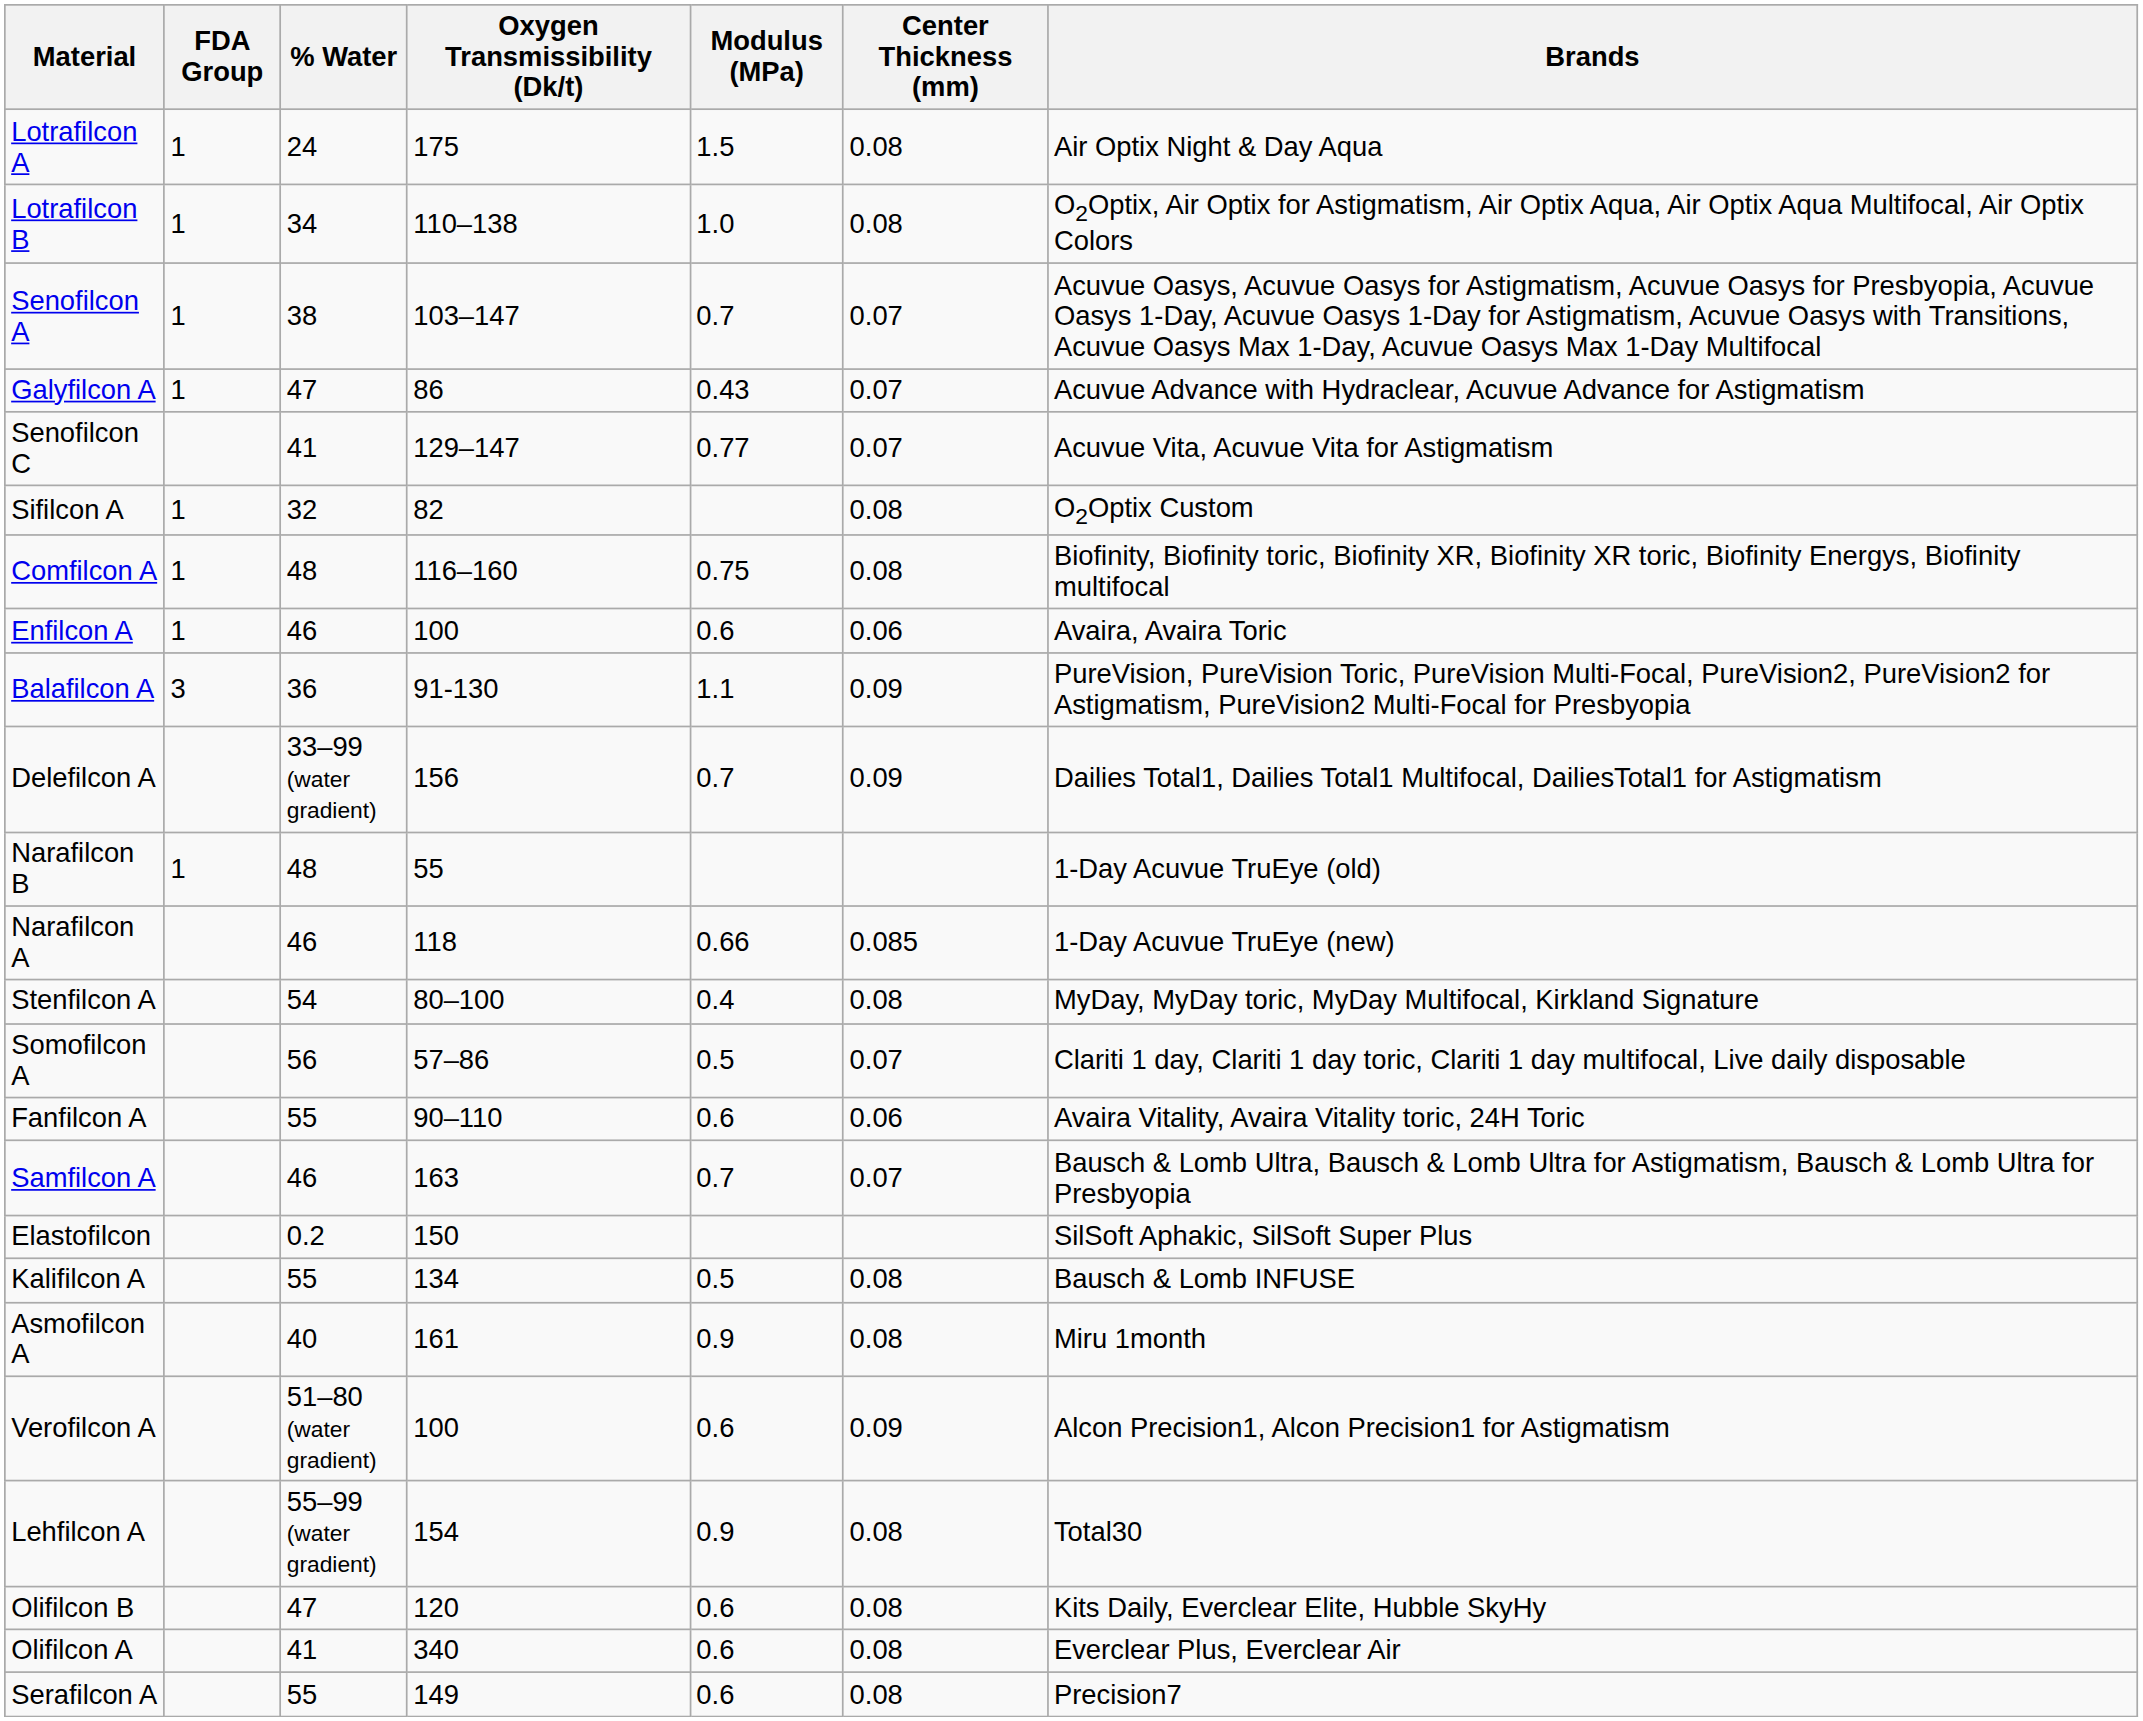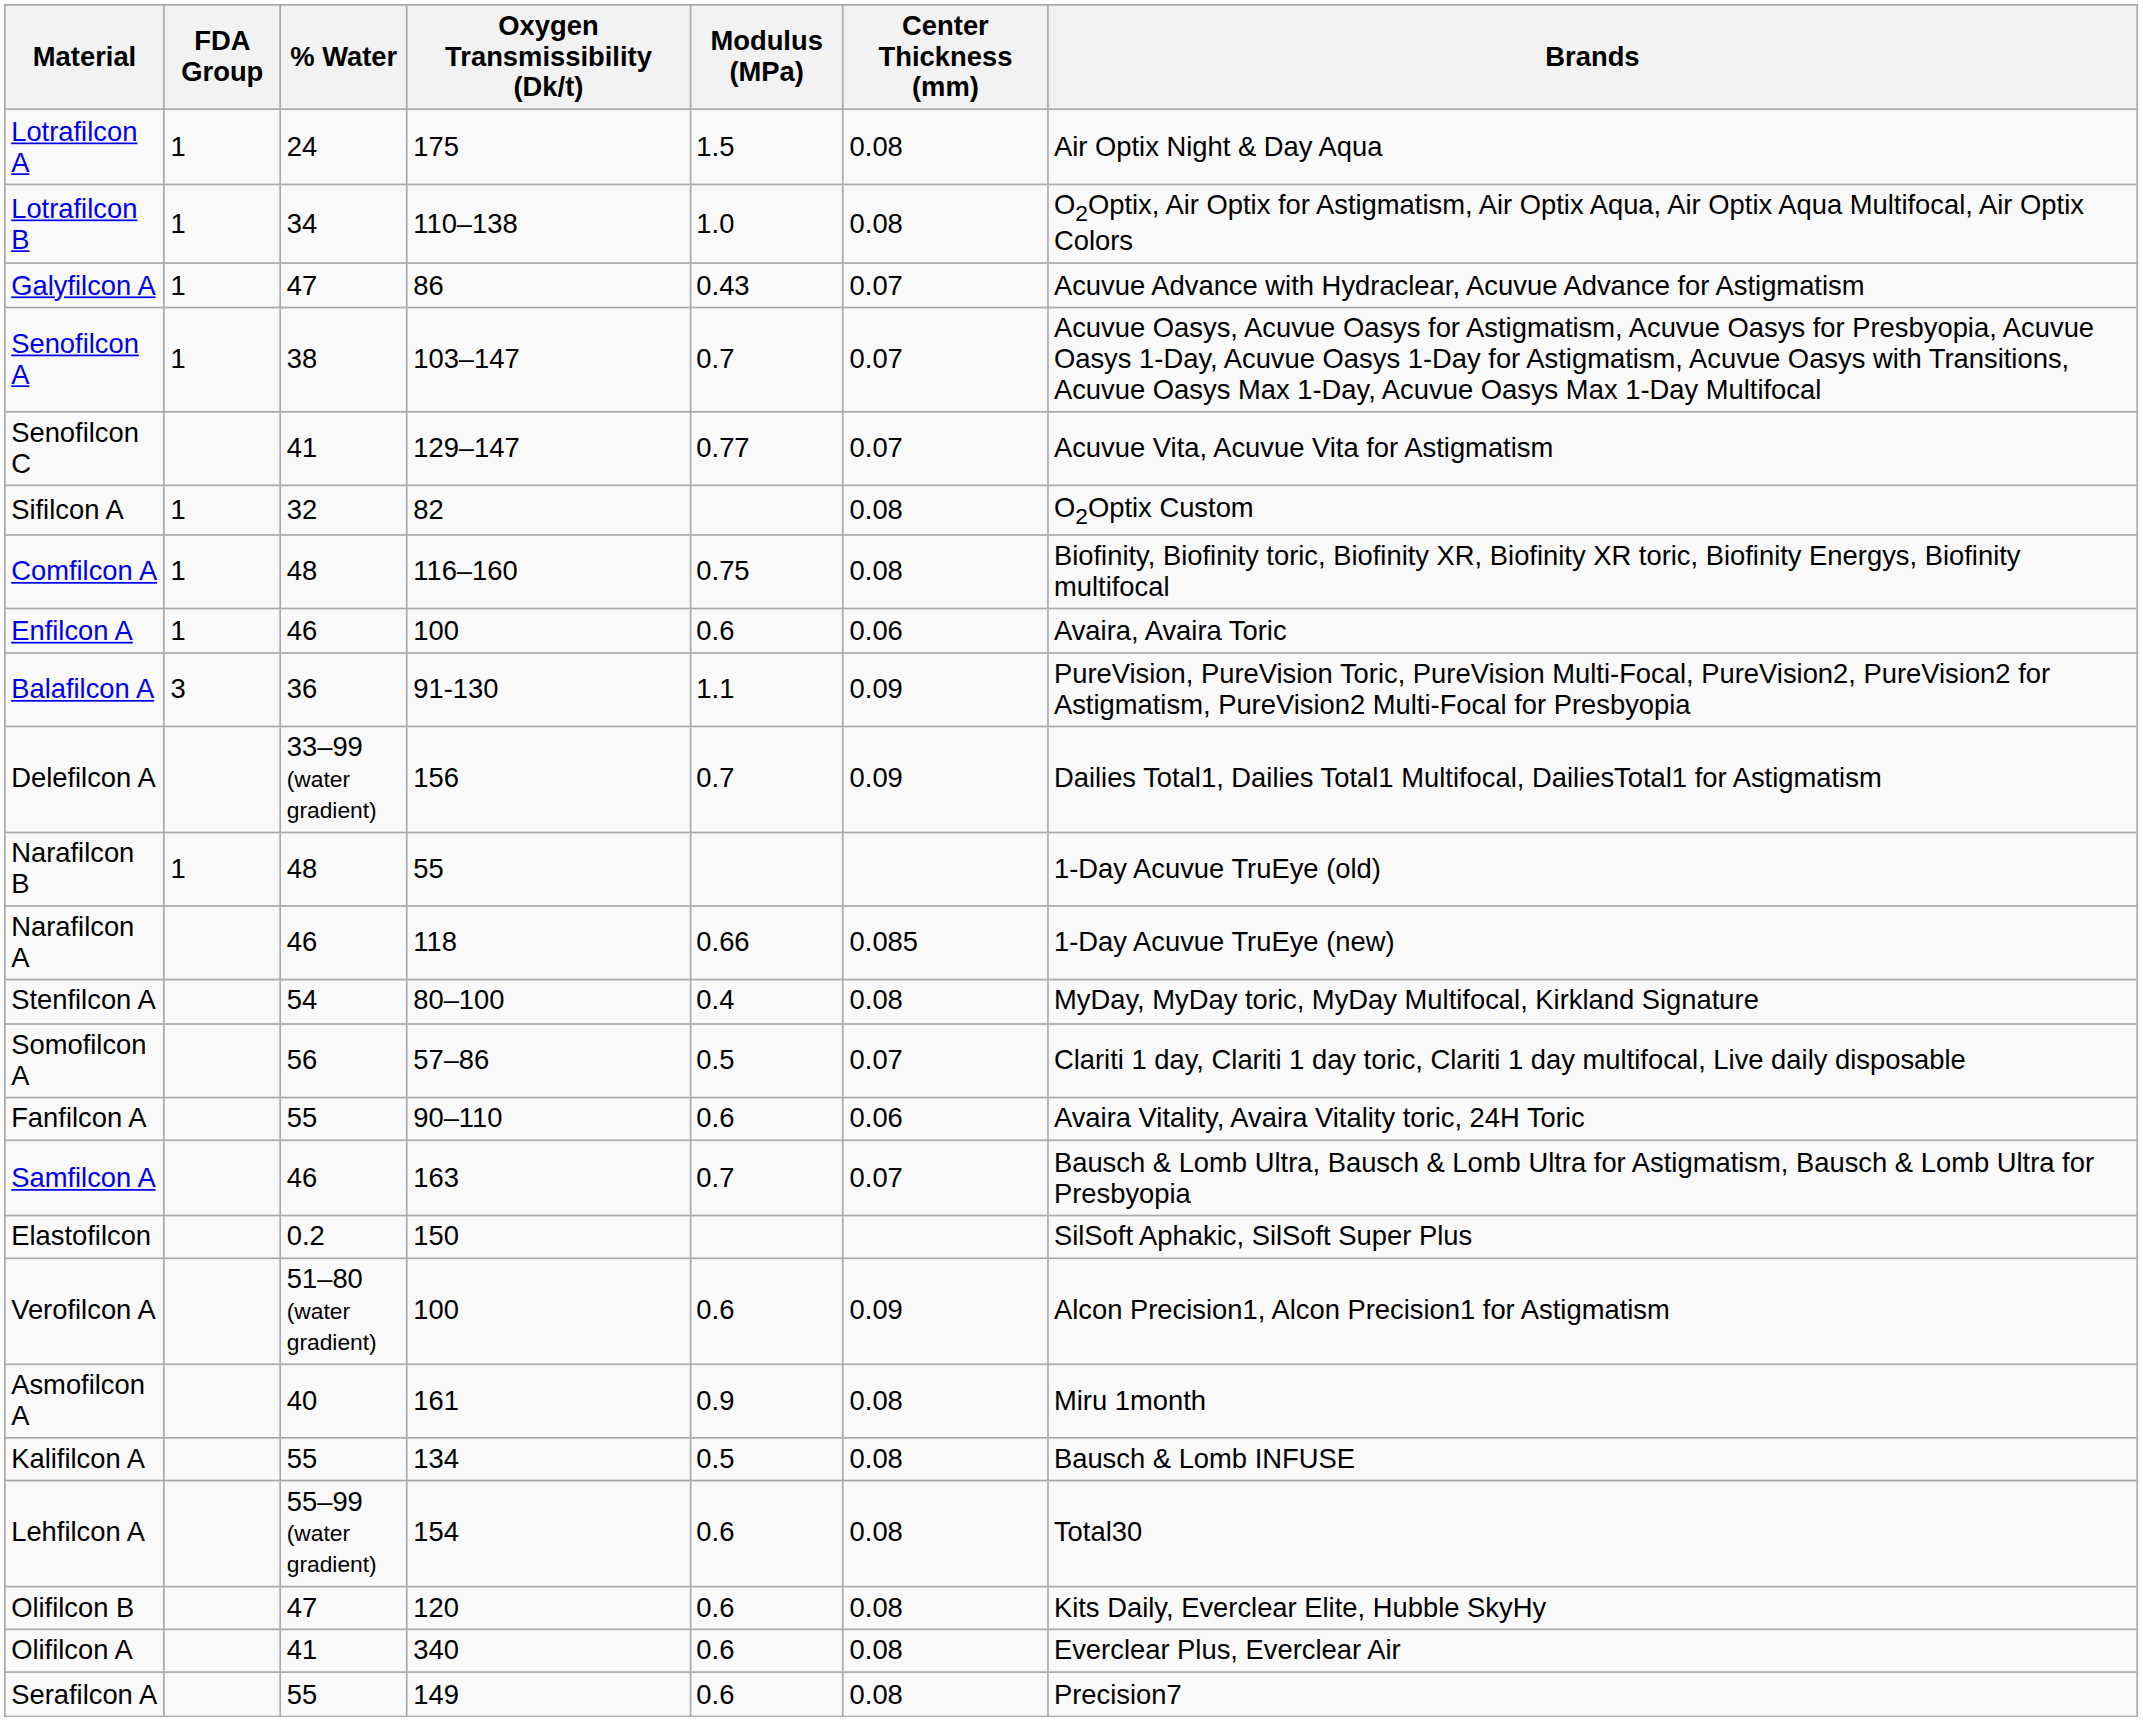rows swapped: (83, 389) <-> (75, 315)
rows swapped: (78, 1279) <-> (83, 1428)
(715, 1533) 0.9 -> (715, 1533) 0.6
